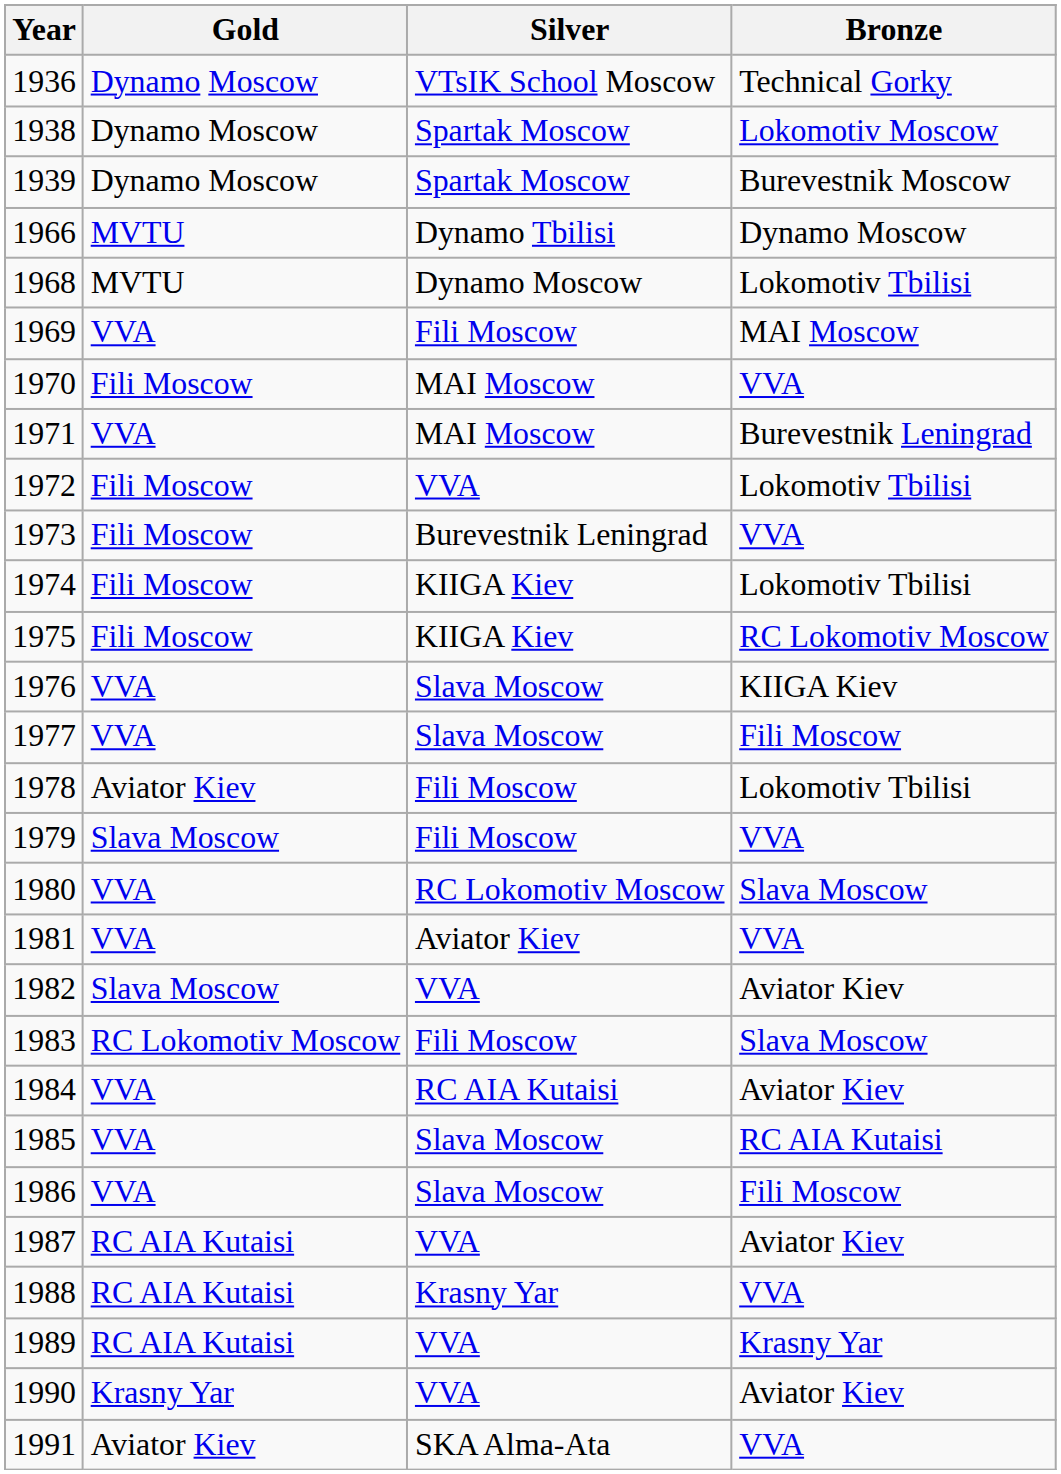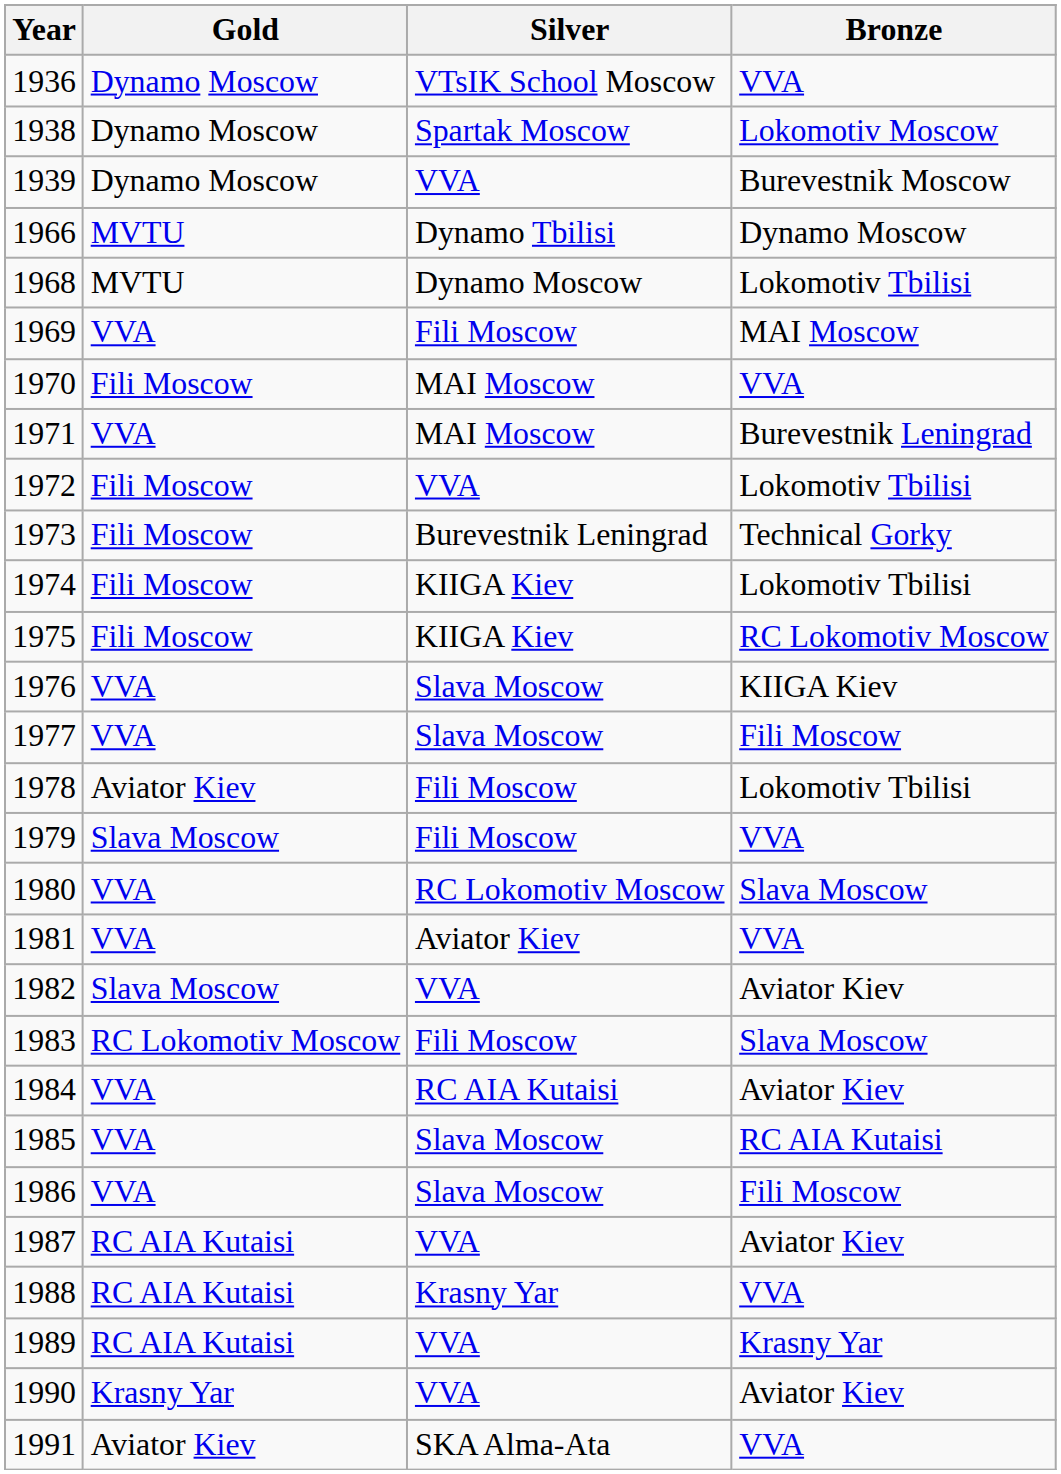(845, 80) Technical Gorky -> (772, 80) VVA
(522, 181) Spartak Moscow -> (447, 181) VVA
(772, 534) VVA -> (845, 534) Technical Gorky
